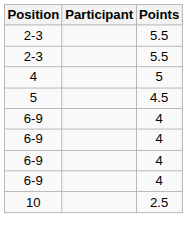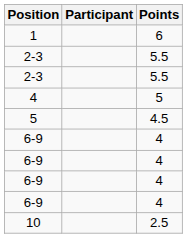+ row: (33, 35)
